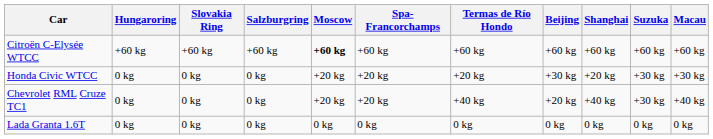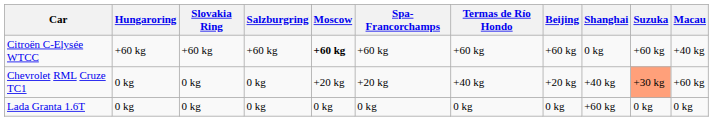(600, 50) +60 kg -> (594, 50) 0 kg
(689, 50) +60 kg -> (689, 50) +40 kg
- row: (52, 75)
(649, 100) no background -> (649, 81) lightsalmon background
(689, 100) +40 kg -> (689, 81) +60 kg
(594, 124) 0 kg -> (600, 106) +60 kg
